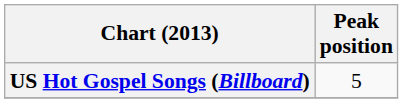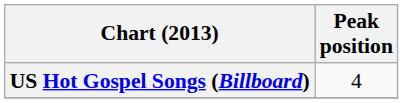(356, 80) 5 -> (356, 80) 4
